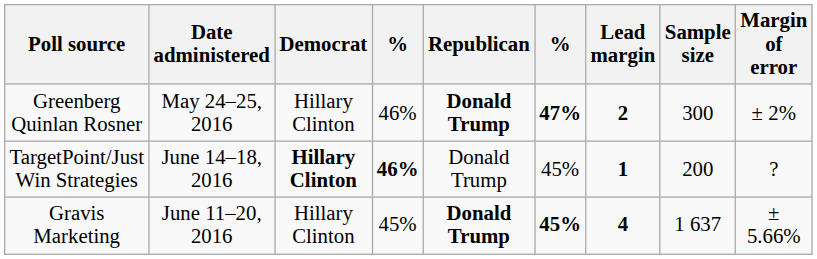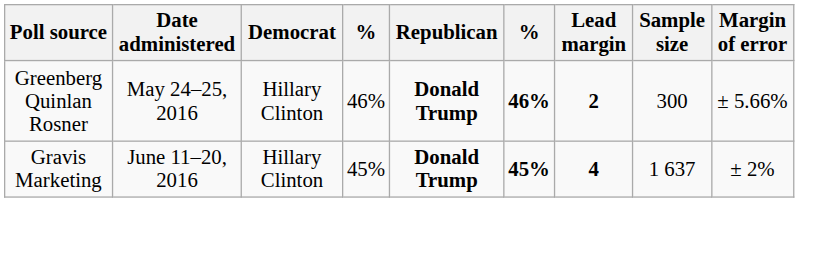(560, 112) 47% -> (529, 100) 46%
(774, 112) ± 2% -> (753, 100) ± 5.66%
- row: (77, 168)
(774, 225) ± 5.66% -> (753, 168) ± 2%
